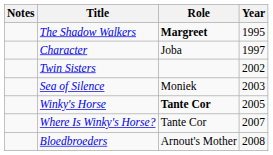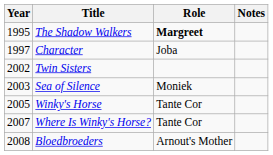columns swapped: (254, 13) <-> (21, 13)
(186, 104) bold -> (179, 104) normal
